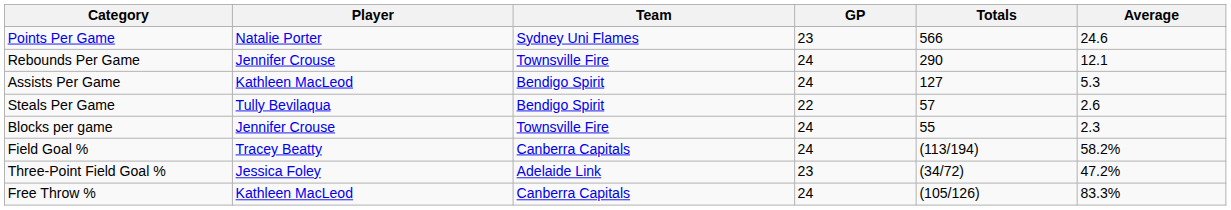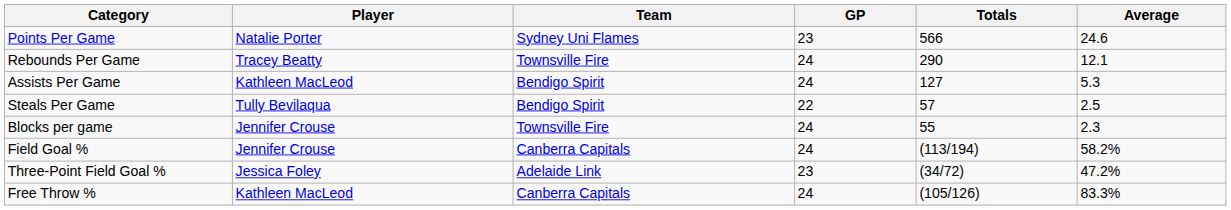(285, 60) Jennifer Crouse -> (279, 60) Tracey Beatty
(1090, 104) 2.6 -> (1090, 104) 2.5
(279, 149) Tracey Beatty -> (285, 149) Jennifer Crouse
